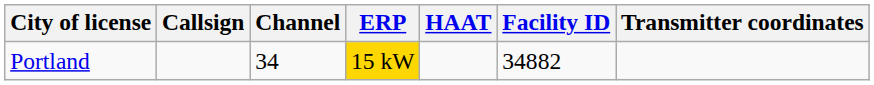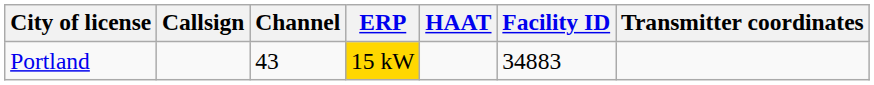(267, 60) 34 -> (267, 60) 43
(532, 60) 34882 -> (532, 60) 34883
